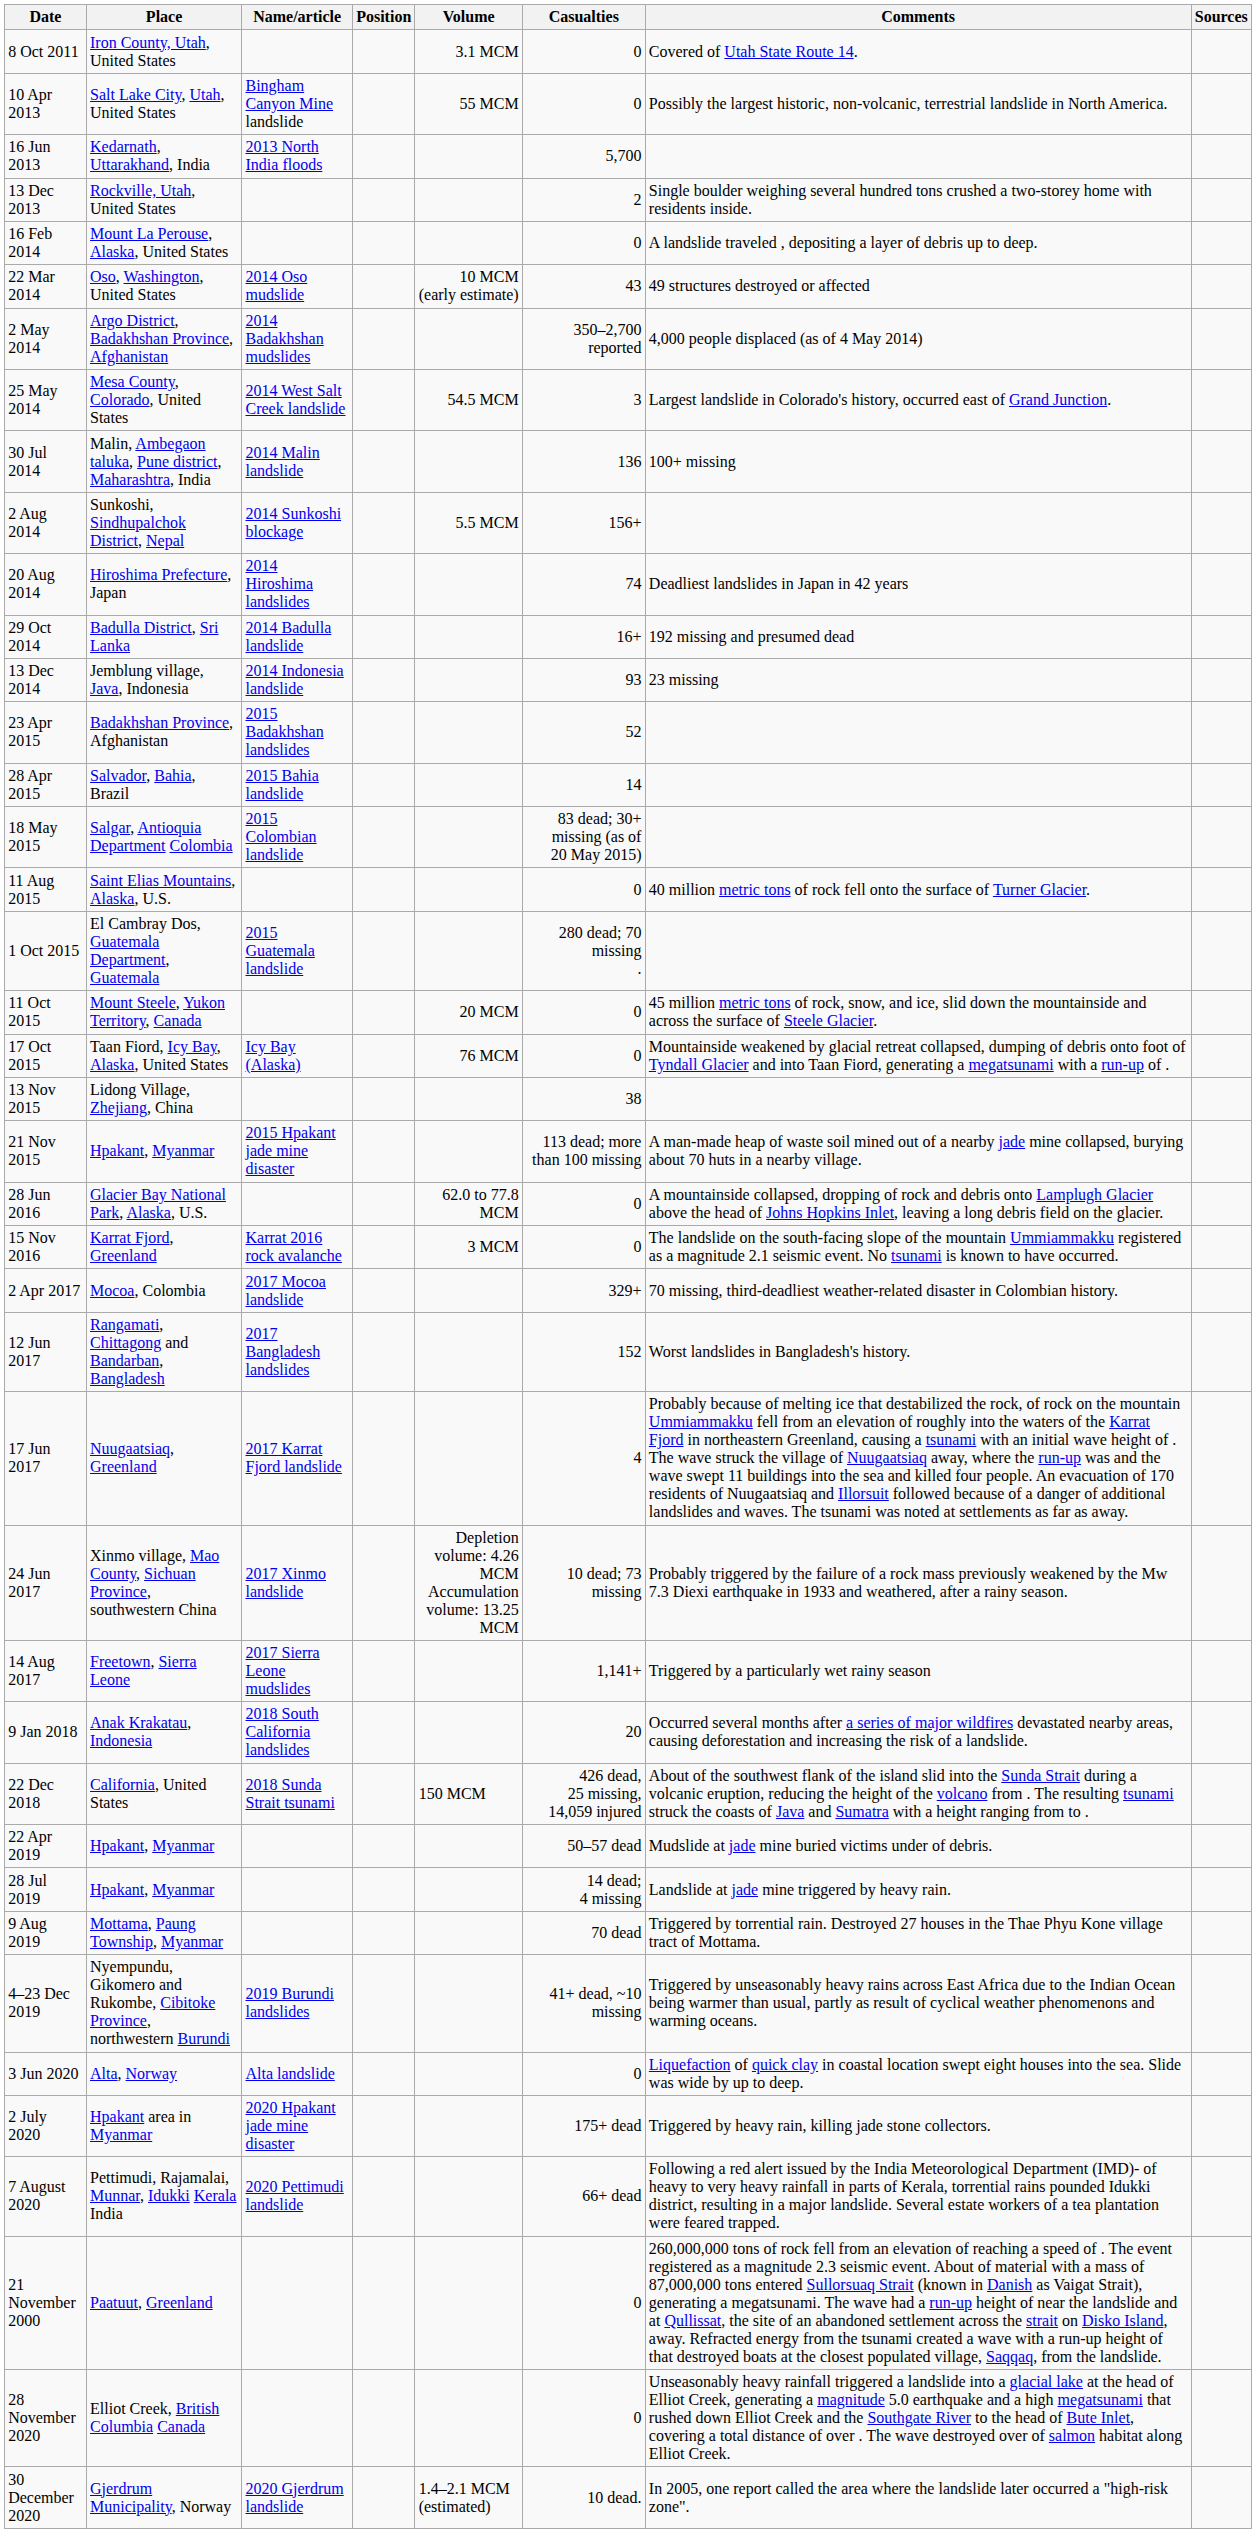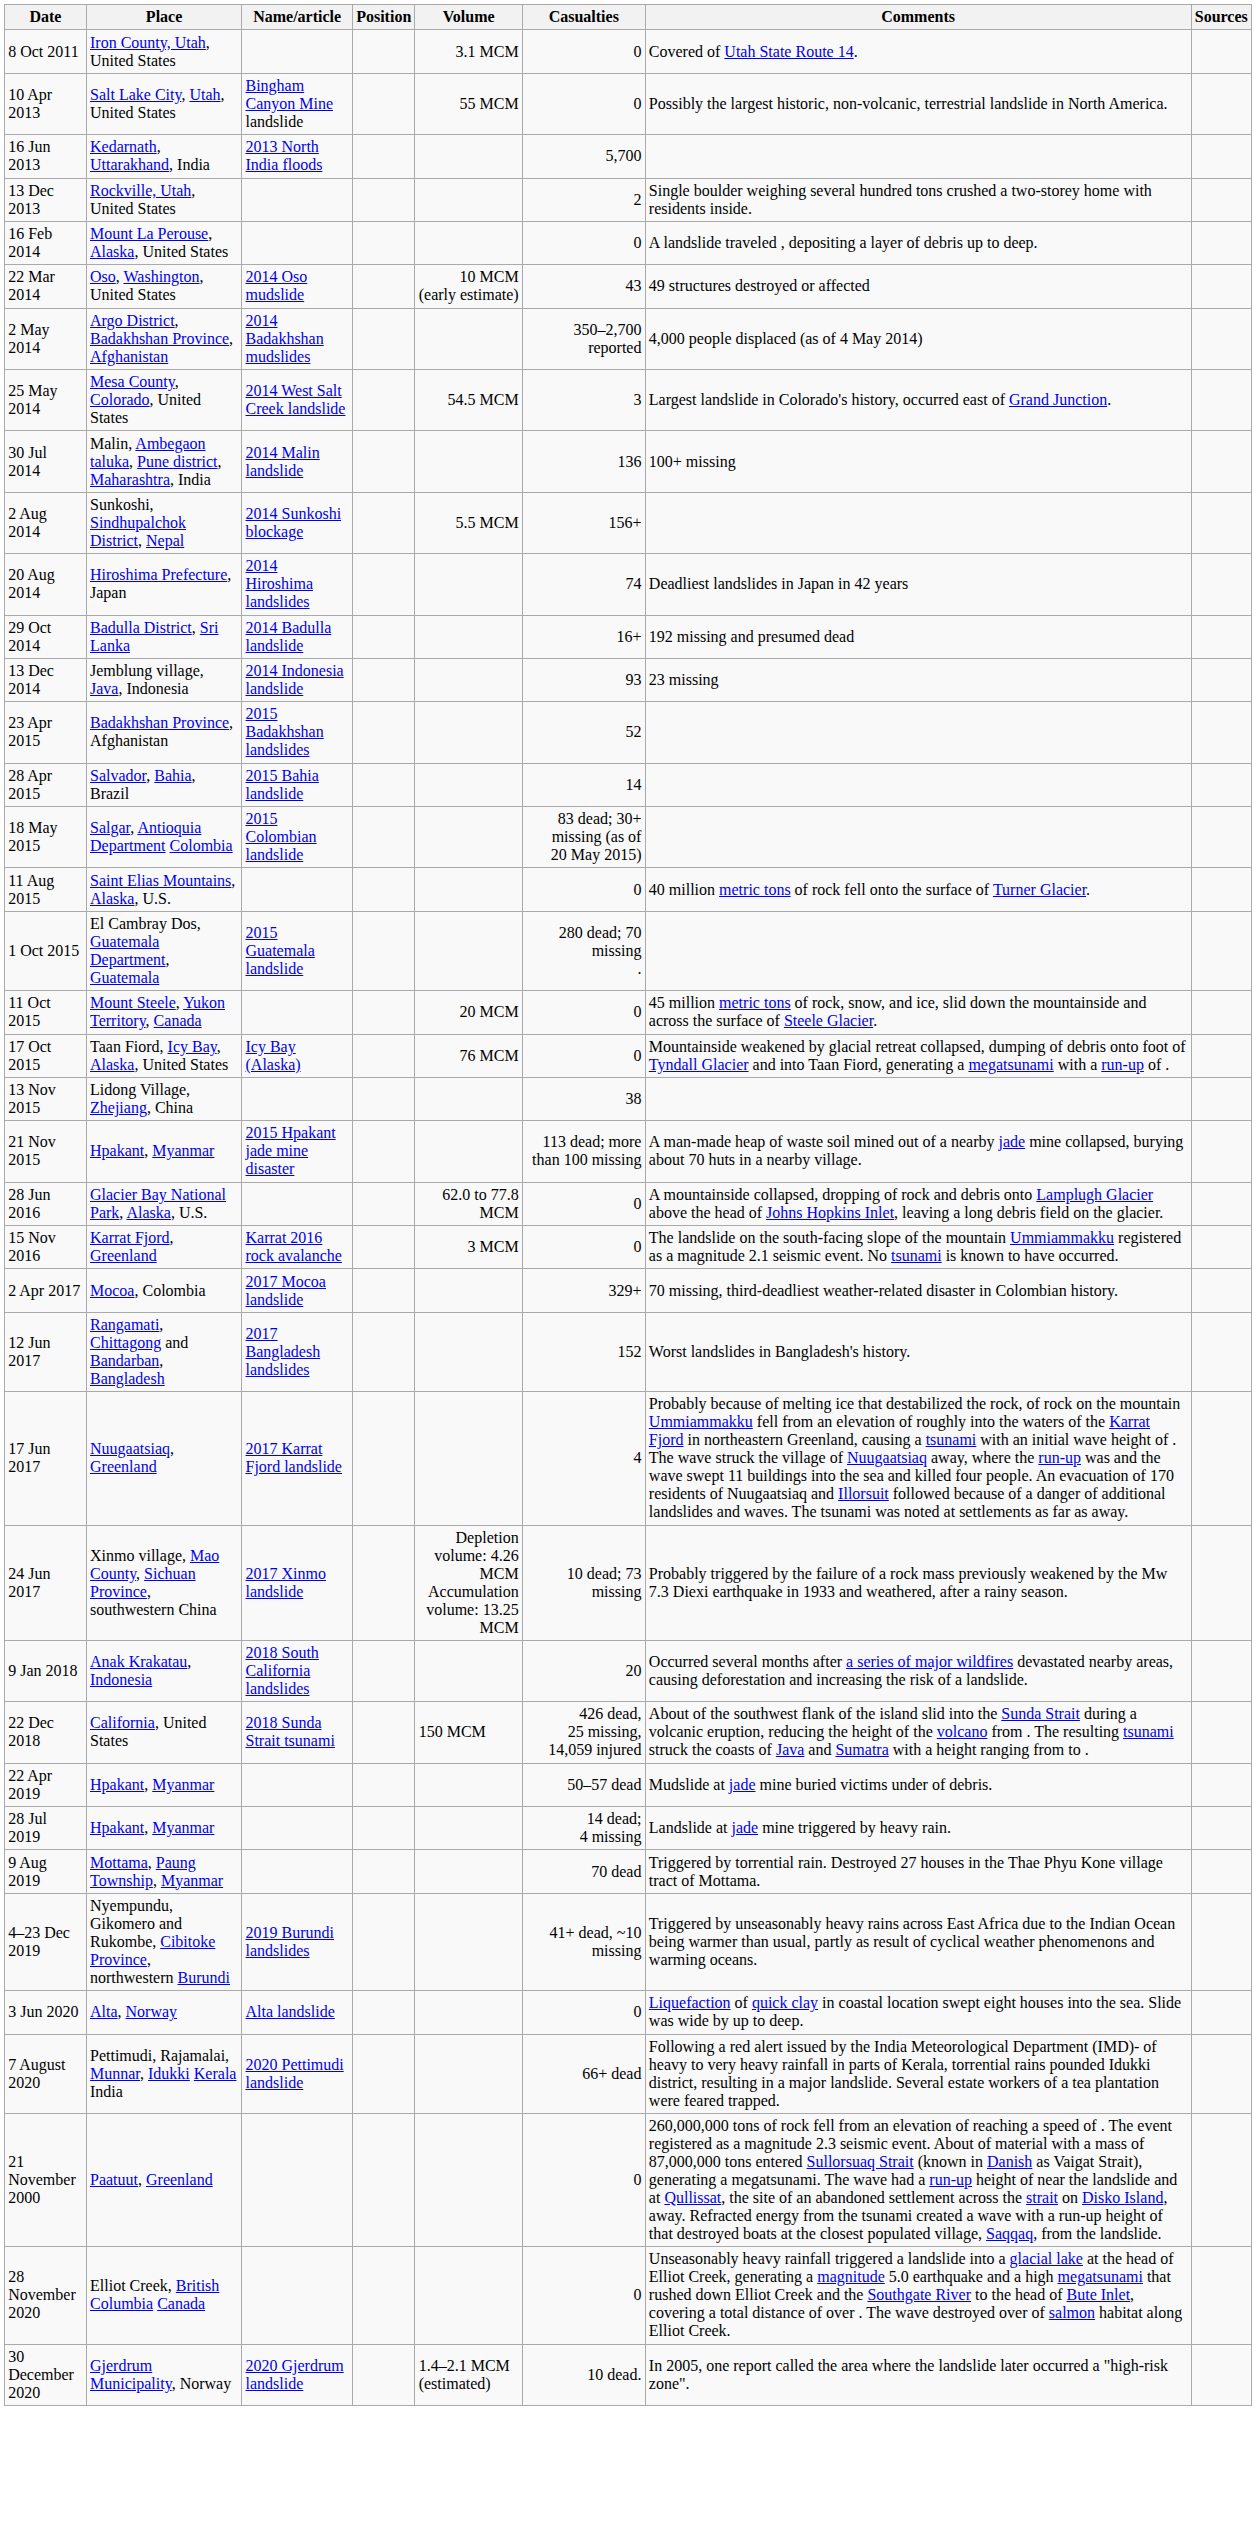- row: (32, 1671)
- row: (28, 2126)
